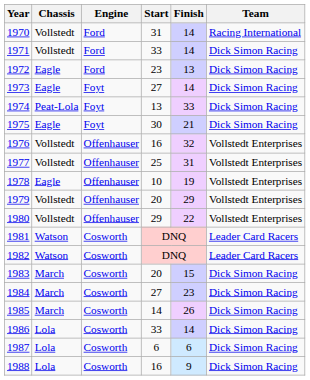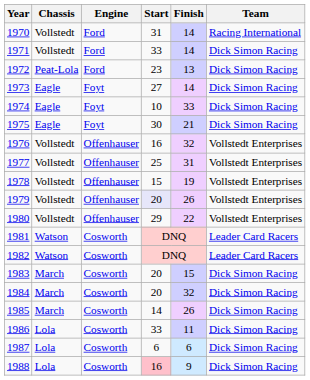(47, 69) Eagle -> (57, 69) Peat-Lola
(57, 106) Peat-Lola -> (47, 106) Eagle
(156, 106) 13 -> (156, 106) 10
(47, 180) Eagle -> (55, 180) Vollstedt
(156, 180) 10 -> (156, 180) 15
(156, 199) no background -> (156, 199) lavender background
(189, 199) 29 -> (189, 199) 26
(156, 292) 27 -> (156, 292) 20
(189, 292) 23 -> (189, 292) 32
(189, 329) 14 -> (189, 329) 11
(156, 366) no background -> (156, 366) pink background
